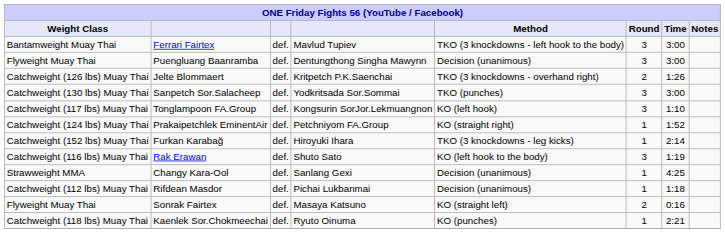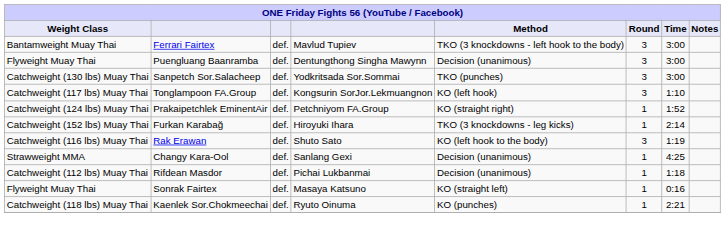- row: (188, 76)
(644, 205) 2 -> (644, 189) 1
